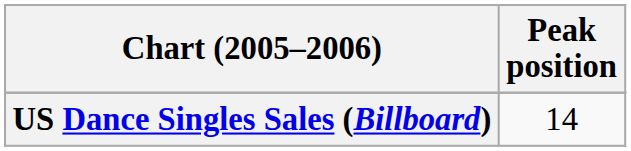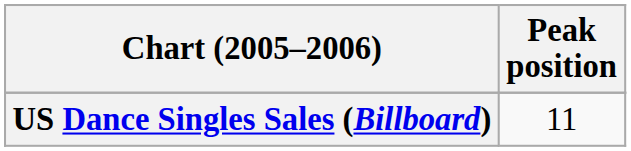(562, 118) 14 -> (562, 118) 11
